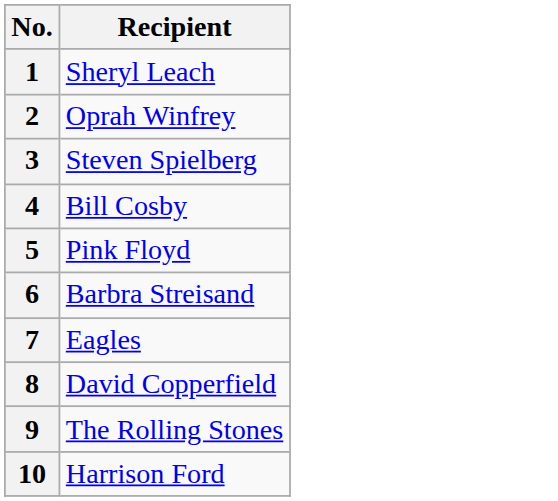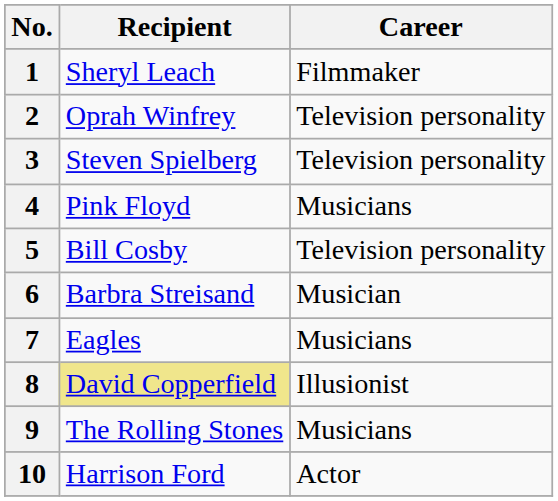+ column: (421, 26)
(126, 205) Bill Cosby -> (128, 205) Pink Floyd
(128, 250) Pink Floyd -> (126, 250) Bill Cosby
(171, 384) no background -> (171, 384) khaki background
